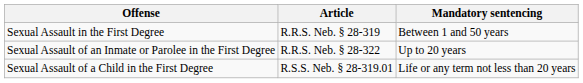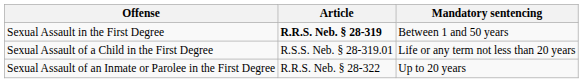(330, 31) normal -> (331, 31) bold
rows swapped: (110, 68) <-> (141, 50)
